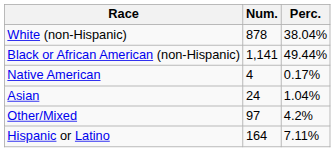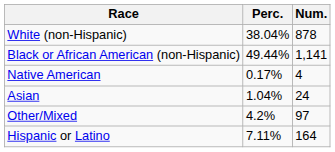columns swapped: (262, 14) <-> (306, 14)
